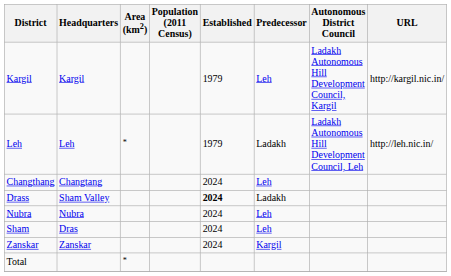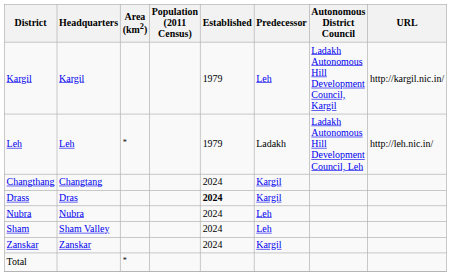(264, 182) Leh -> (269, 182) Kargil
(84, 198) Sham Valley -> (68, 198) Dras
(271, 198) Ladakh -> (269, 198) Kargil
(68, 229) Dras -> (84, 229) Sham Valley
